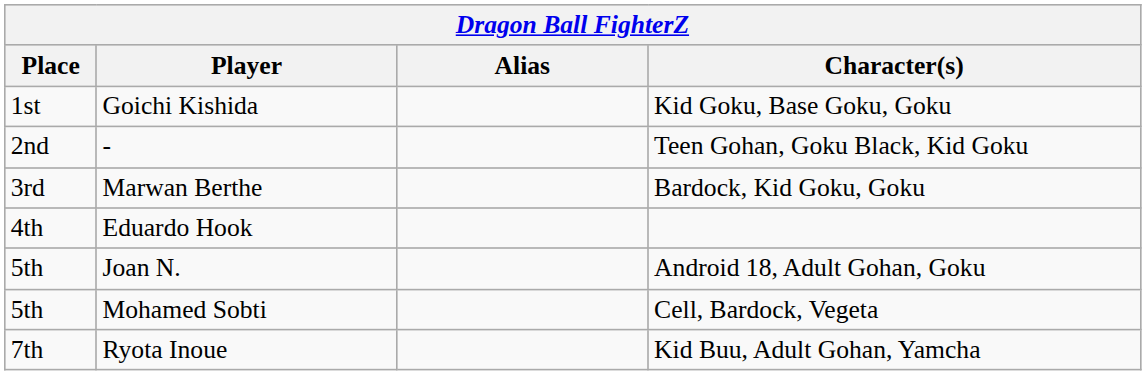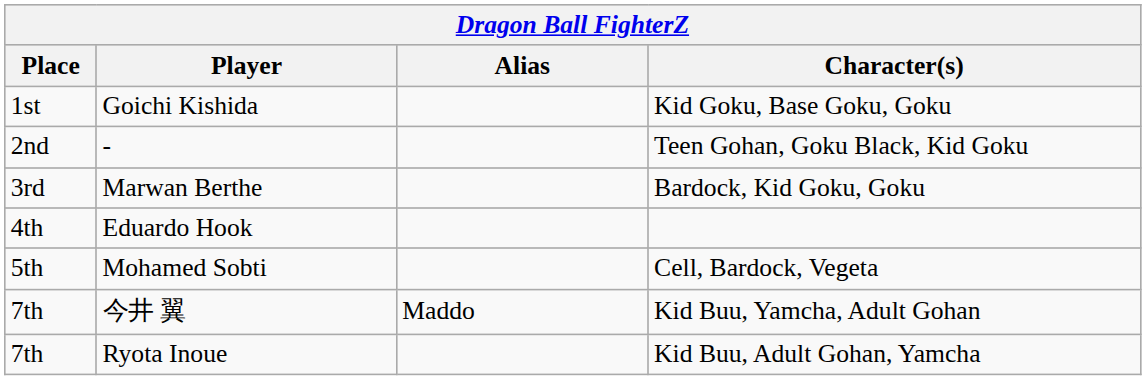- row: (142, 268)
+ row: (144, 310)
